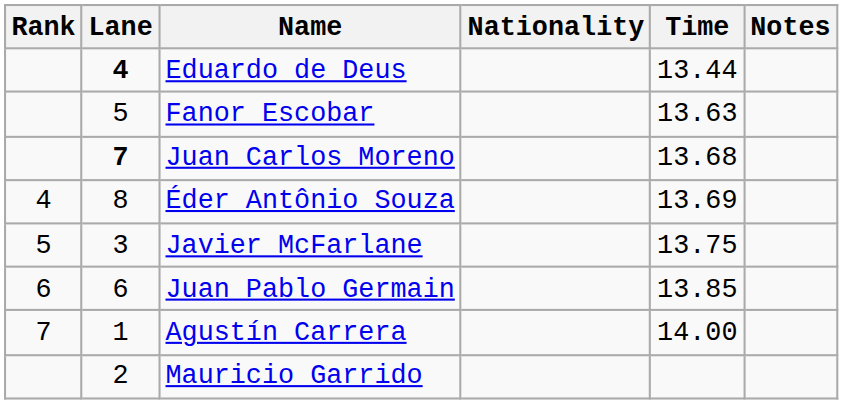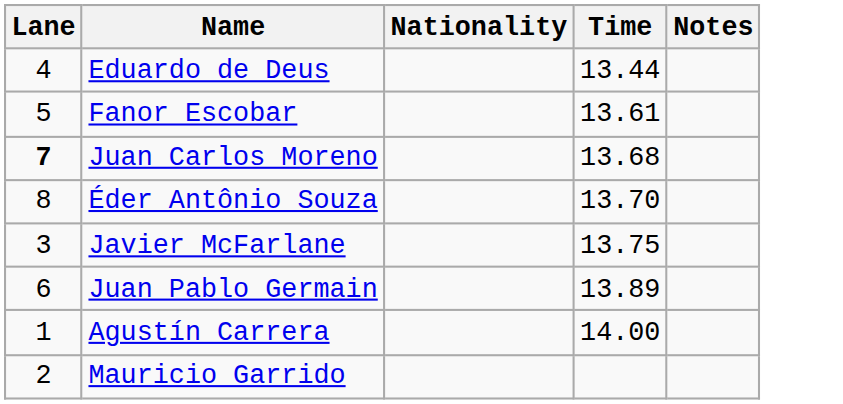- column: (44, 27)
(121, 70) bold -> (44, 70) normal
(697, 114) 13.63 -> (620, 114) 13.61
(697, 201) 13.69 -> (620, 201) 13.70
(697, 289) 13.85 -> (620, 289) 13.89
